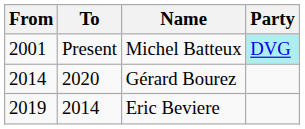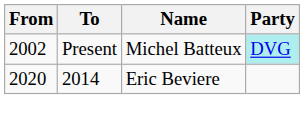(28, 49) 2001 -> (28, 49) 2002
- row: (181, 78)
(28, 108) 2019 -> (28, 78) 2020
